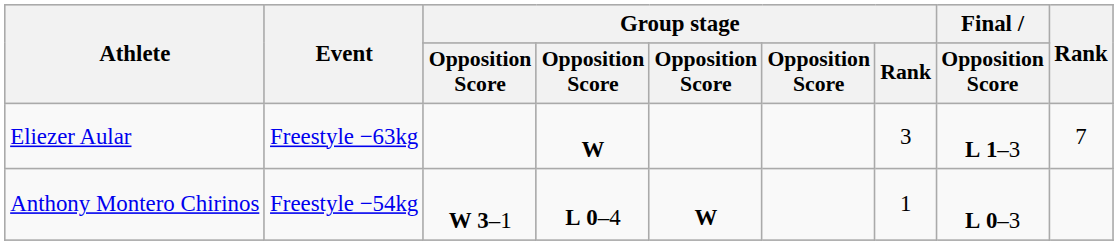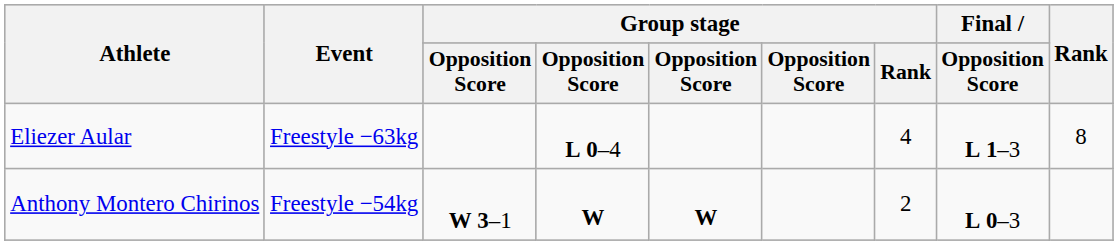(593, 149) W -> (593, 149) L 0–4
(906, 136) 3 -> (906, 136) 4
(1081, 136) 7 -> (1081, 136) 8
(593, 217) L 0–4 -> (593, 217) W
(906, 204) 1 -> (906, 204) 2
